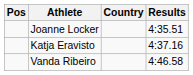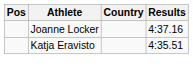(166, 29) 4:35.51 -> (166, 29) 4:37.16
(166, 45) 4:37.16 -> (166, 45) 4:35.51
- row: (63, 62)
